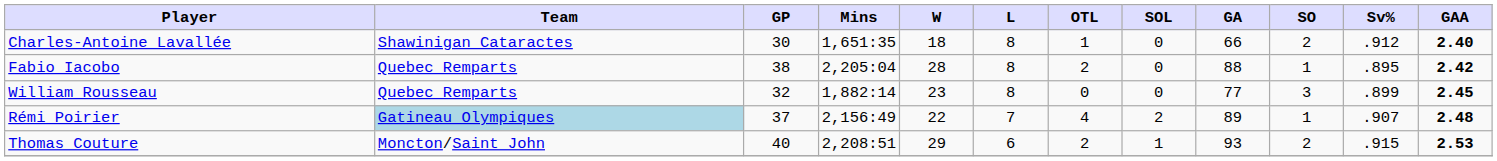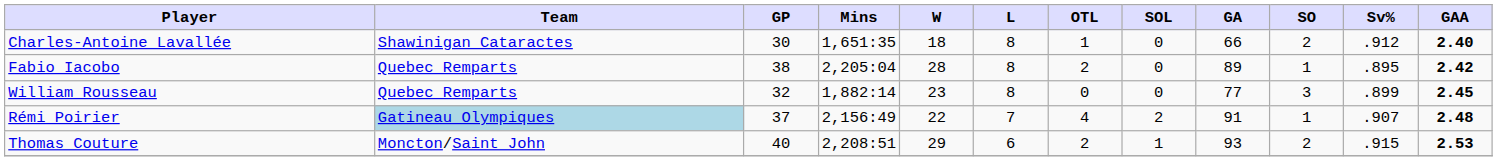(1233, 68) 88 -> (1233, 68) 89
(1233, 118) 89 -> (1233, 118) 91
